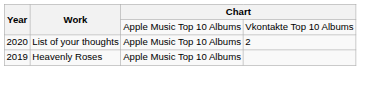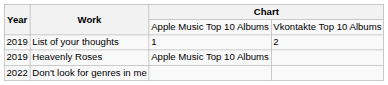(17, 42) 2020 -> (17, 42) 2019
(182, 42) Apple Music Top 10 Albums -> (154, 42) 1
+ row: (90, 73)
